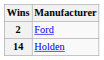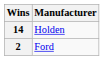rows swapped: (18, 47) <-> (18, 30)
